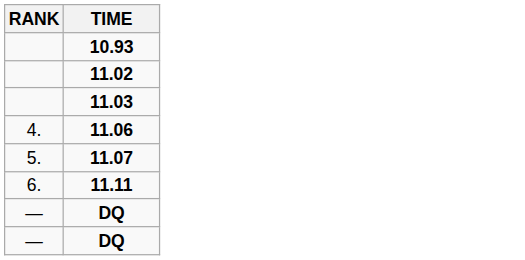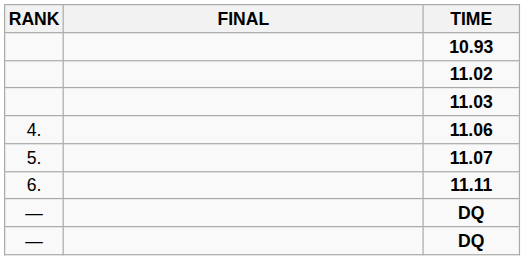+ column: (243, 19)
